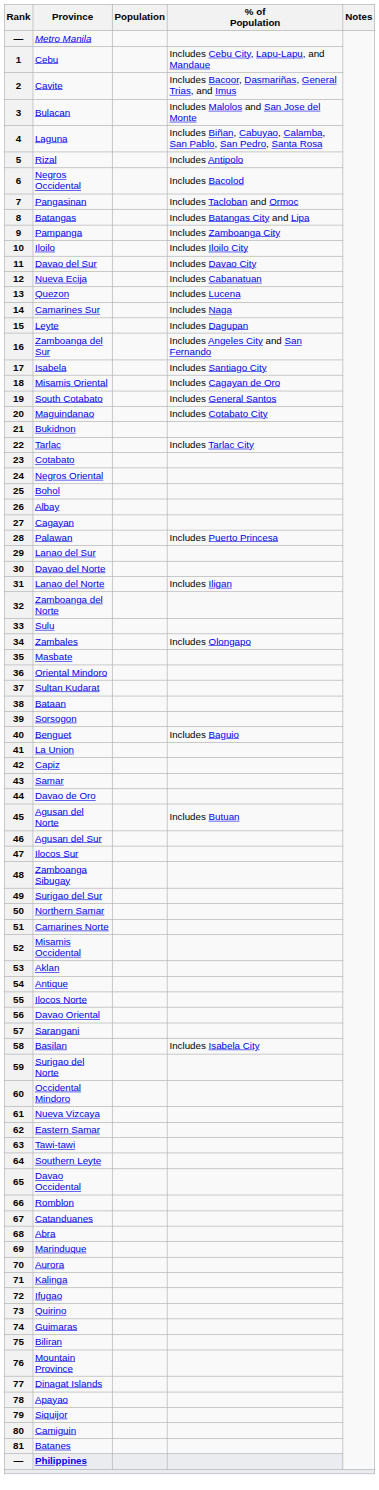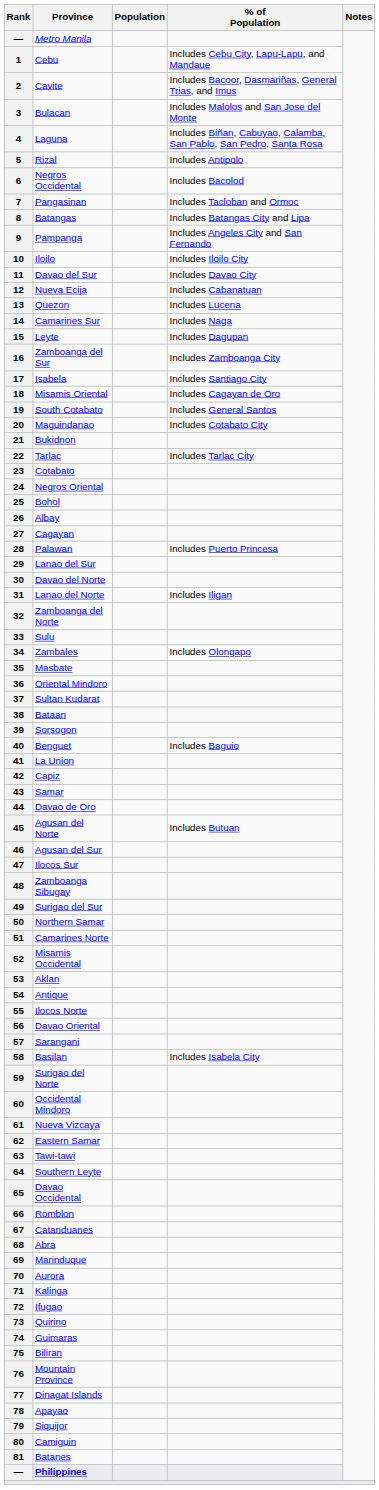(225, 232) Includes Zamboanga City -> (236, 238) Includes Angeles City and San Fernando
(236, 346) Includes Angeles City and San Fernando -> (225, 357) Includes Zamboanga City
